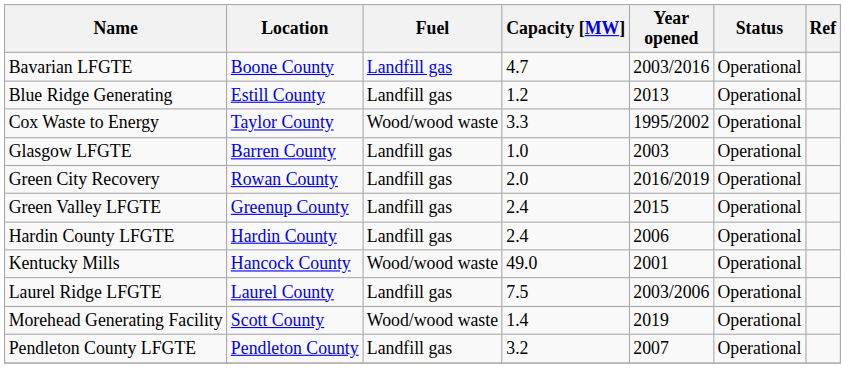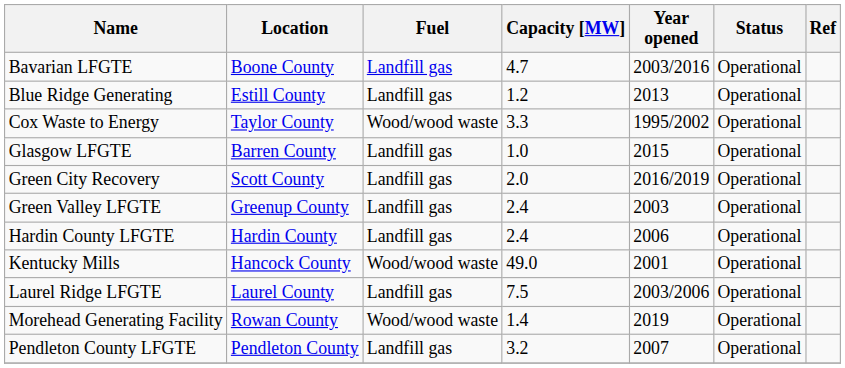(651, 151) 2003 -> (651, 151) 2015
(284, 179) Rowan County -> (278, 179) Scott County
(651, 207) 2015 -> (651, 207) 2003
(278, 320) Scott County -> (284, 320) Rowan County
